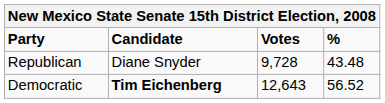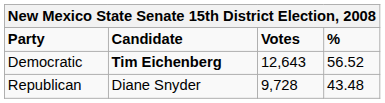rows swapped: (45, 86) <-> (45, 62)
